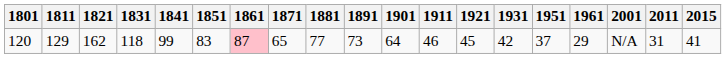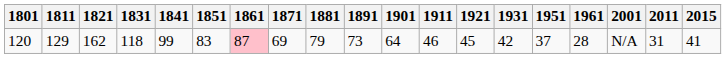(279, 41) 65 -> (279, 41) 69
(317, 41) 77 -> (317, 41) 79
(581, 41) 29 -> (581, 41) 28
